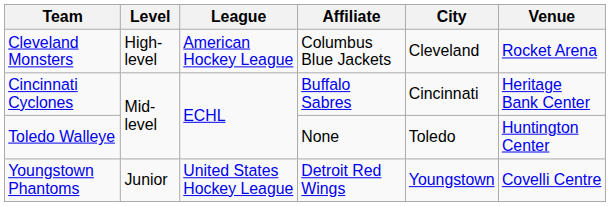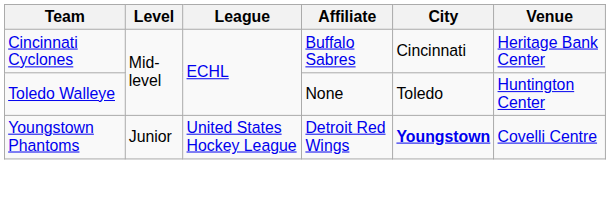- row: (43, 51)
(452, 179) normal -> (443, 136) bold
